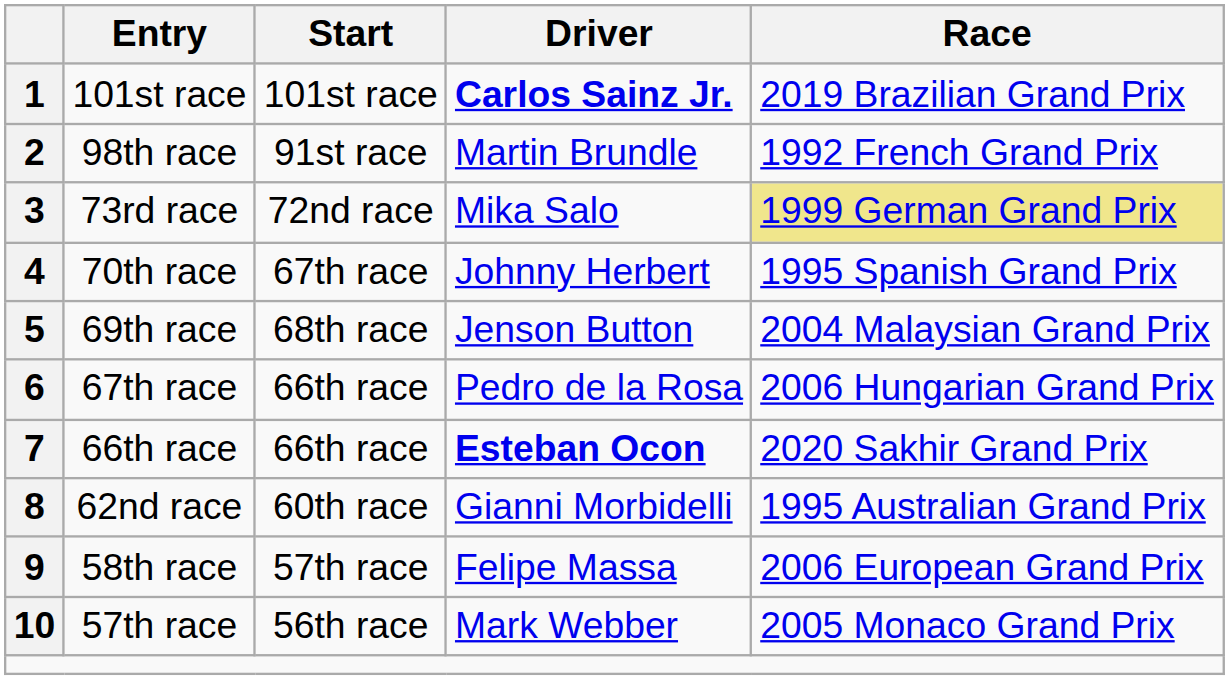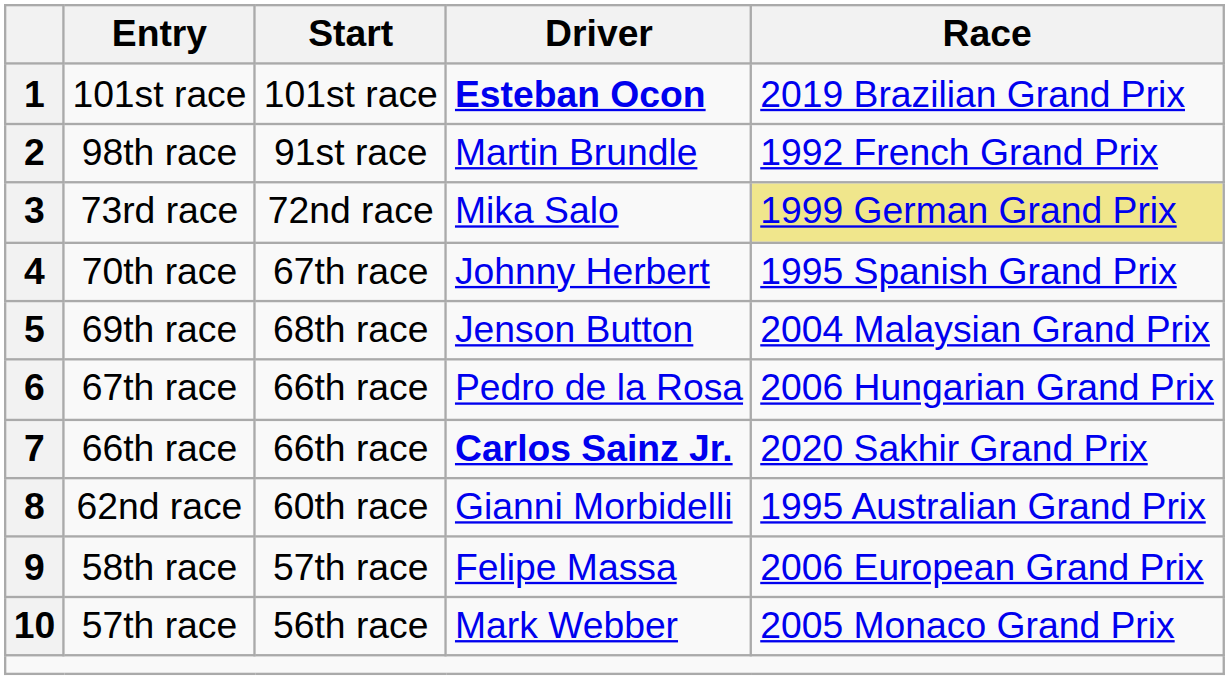(594, 93) Carlos Sainz Jr. -> (580, 93) Esteban Ocon
(580, 447) Esteban Ocon -> (594, 447) Carlos Sainz Jr.
